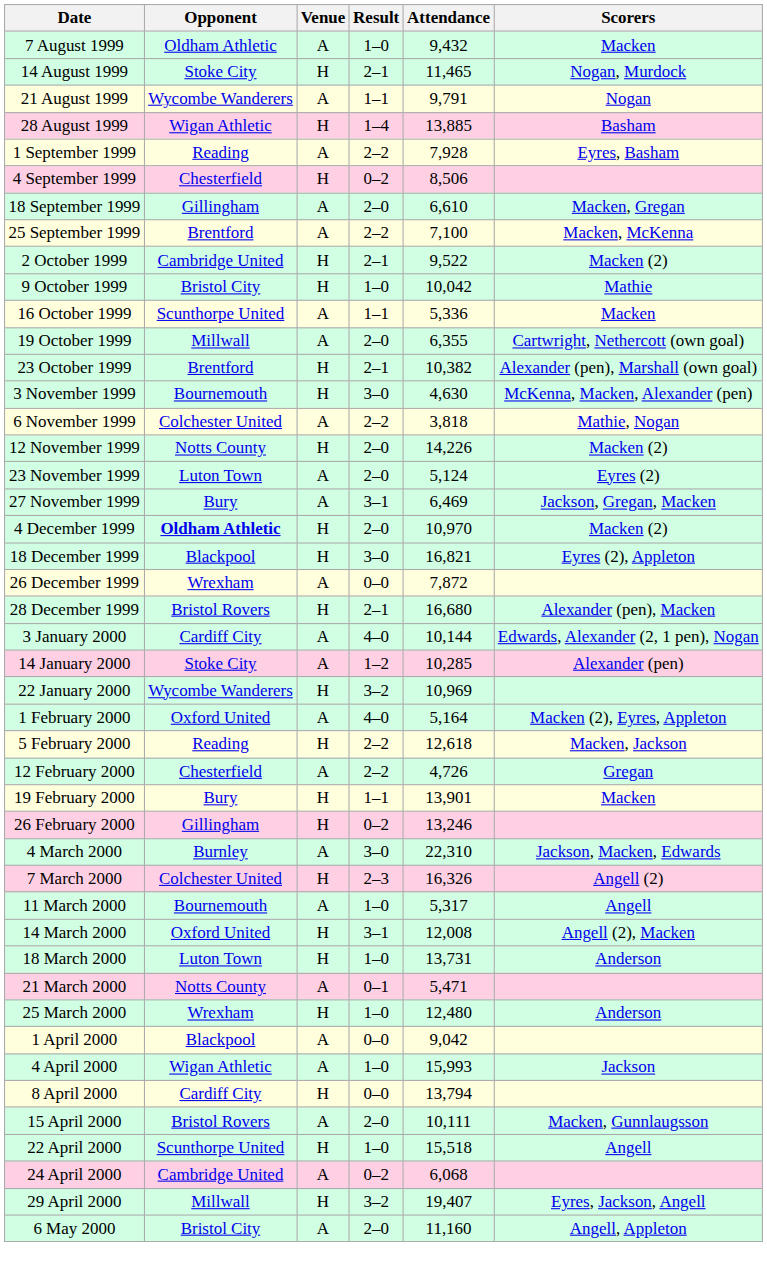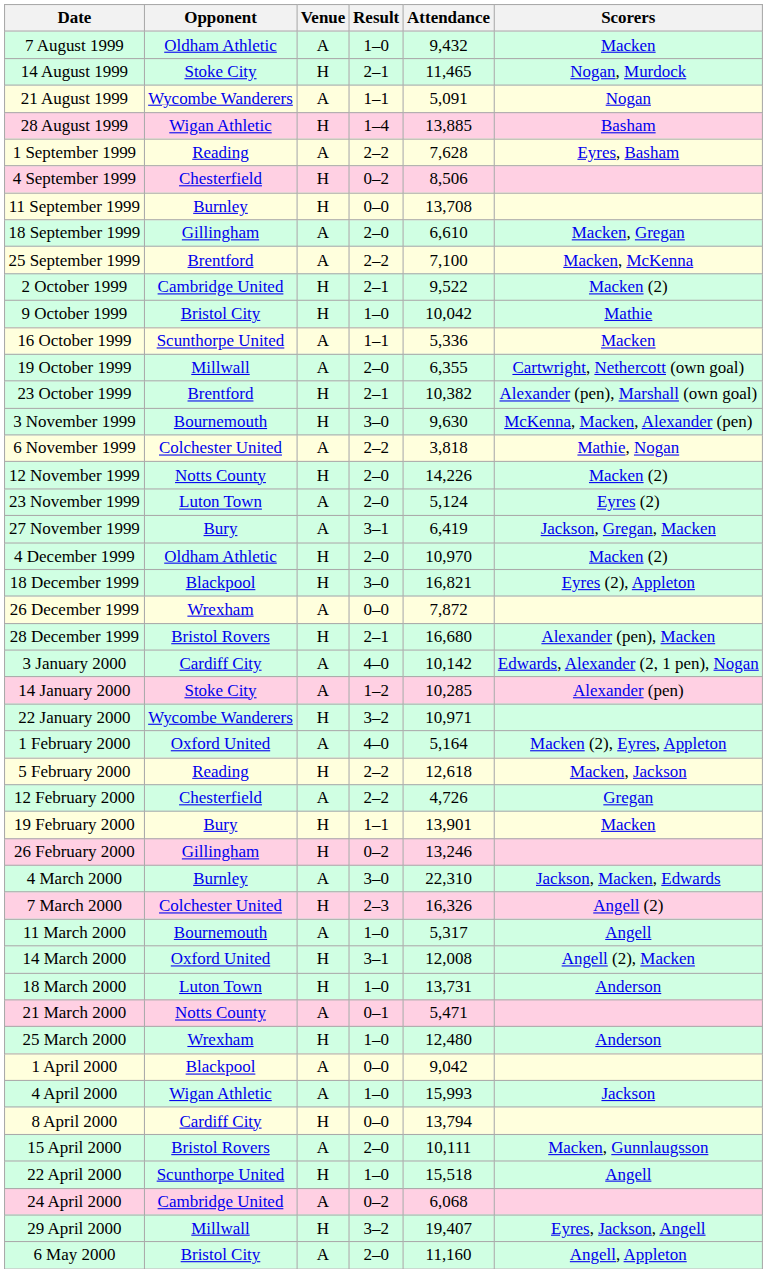(449, 98) 9,791 -> (449, 98) 5,091
(449, 152) 7,928 -> (449, 152) 7,628
+ row: (74, 206)
(449, 394) 4,630 -> (449, 421) 9,630
(449, 502) 6,469 -> (449, 529) 6,419
(220, 529) bold -> (220, 555) normal
(449, 636) 10,144 -> (449, 663) 10,142
(449, 690) 10,969 -> (449, 717) 10,971
